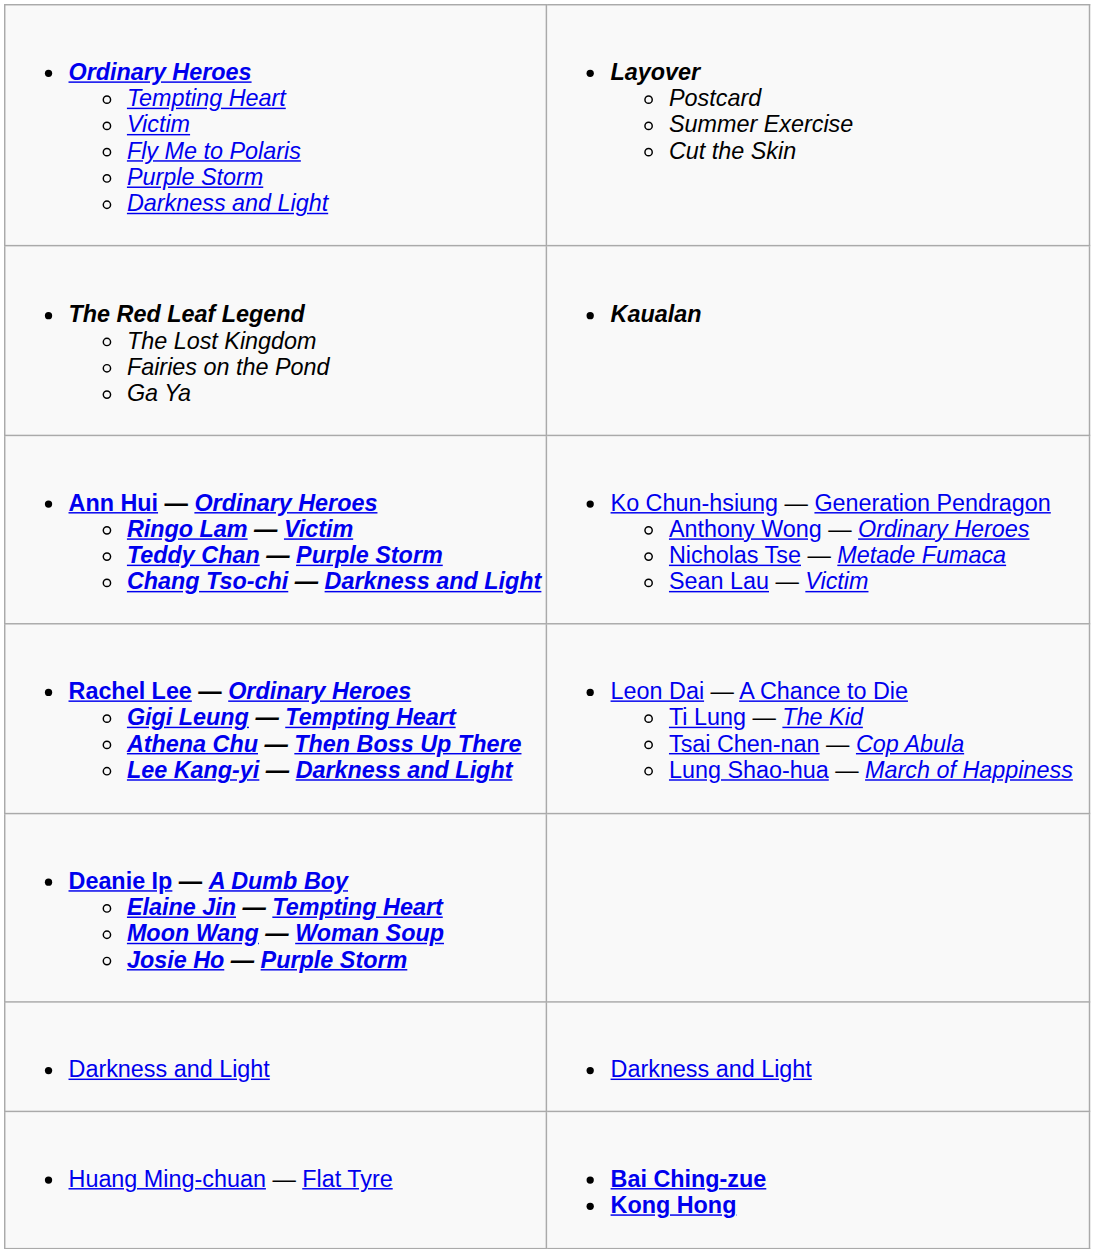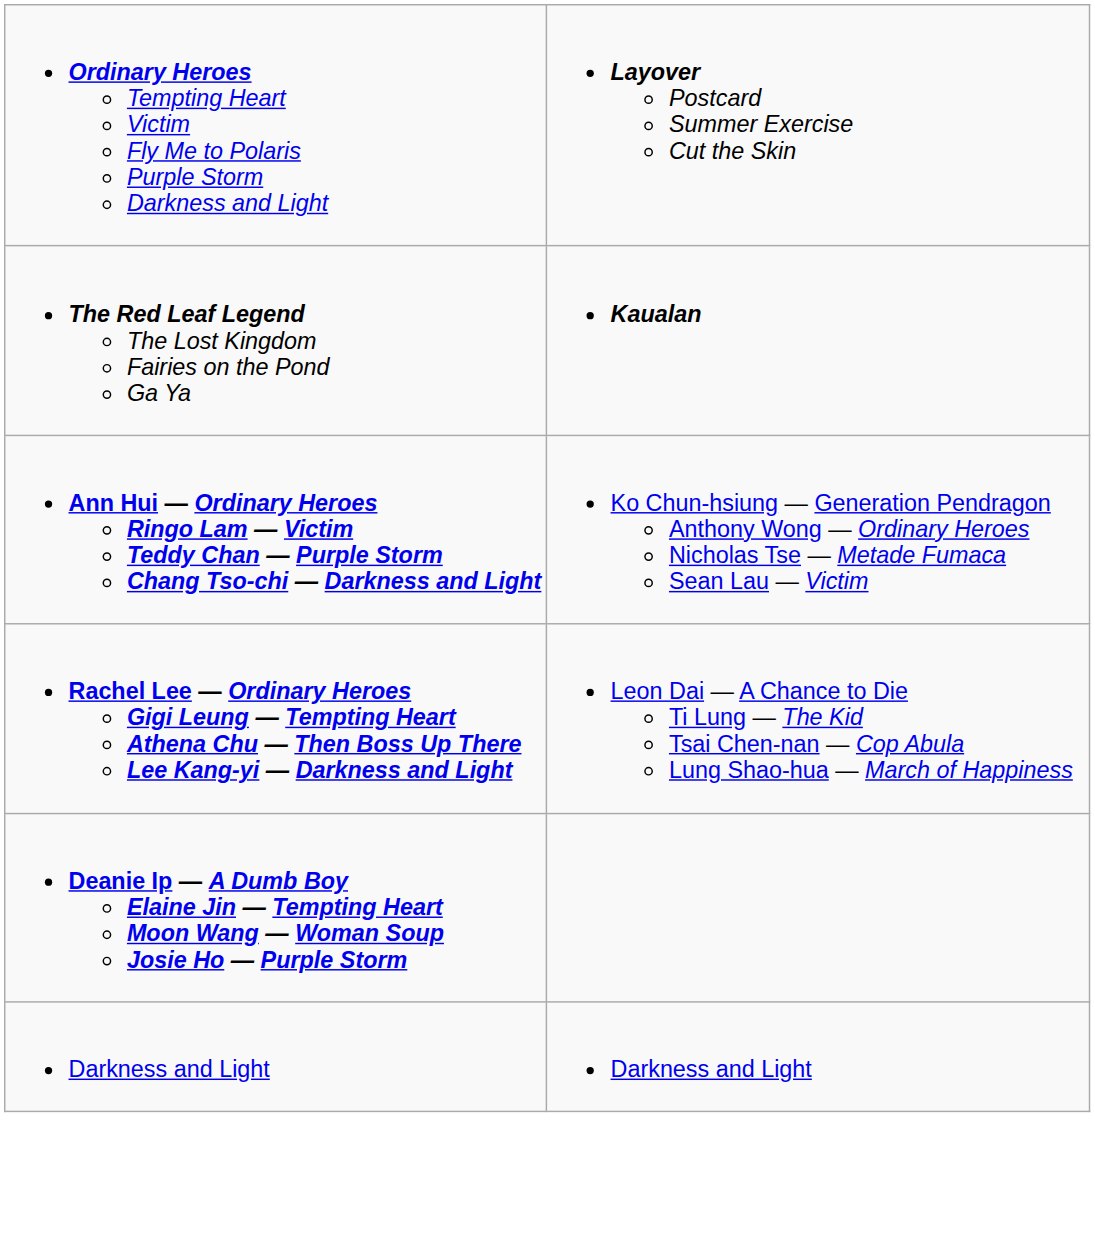- row: (276, 1180)
